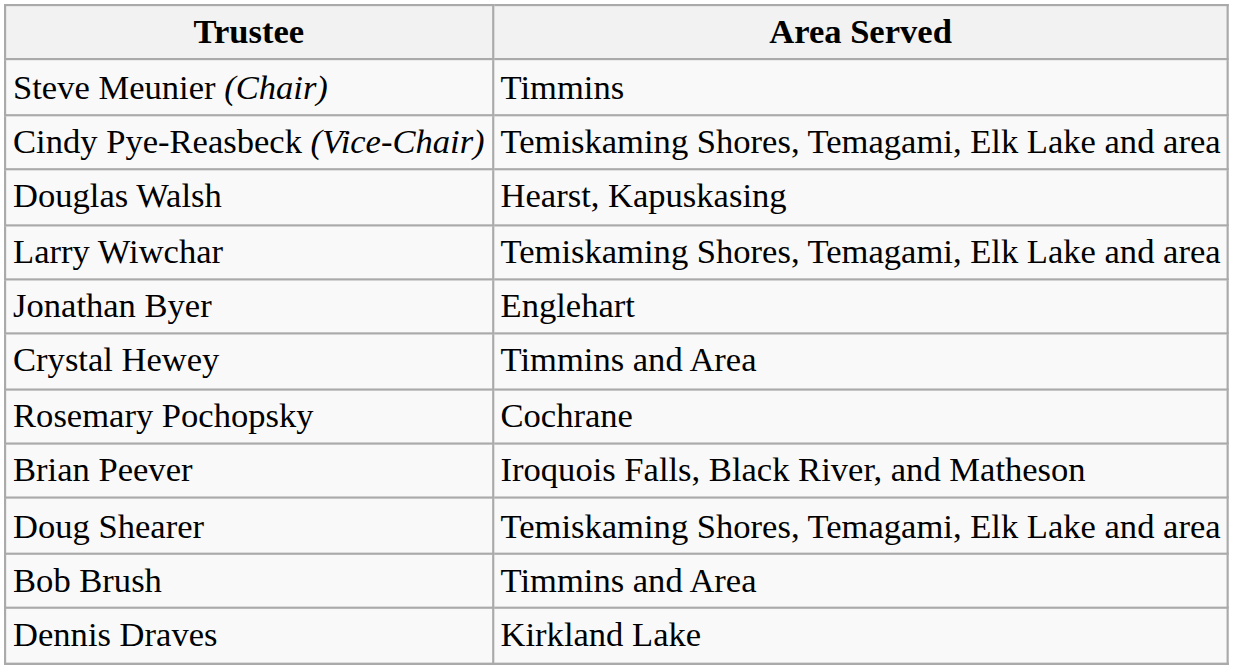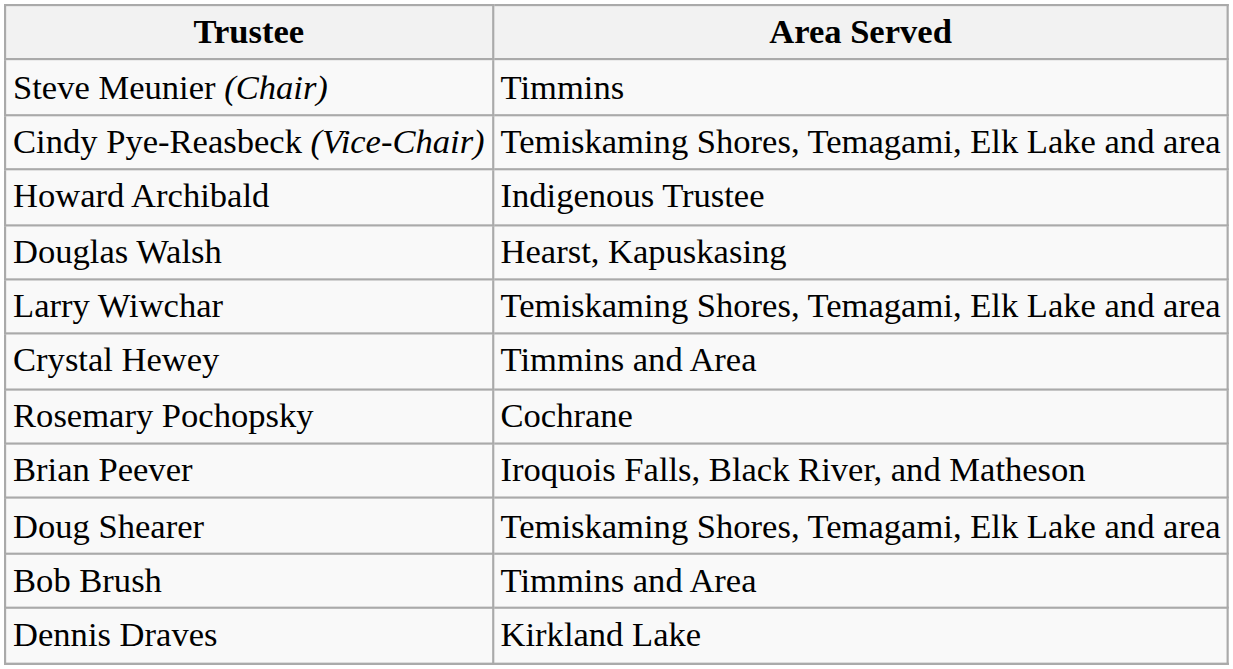+ row: (141, 196)
- row: (112, 305)
